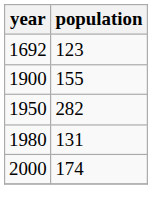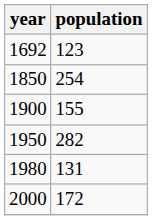+ row: (28, 79)
(70, 169) 174 -> (70, 199) 172
